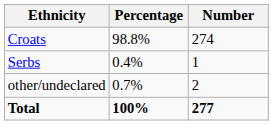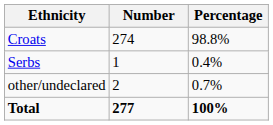columns swapped: (228, 16) <-> (149, 16)
